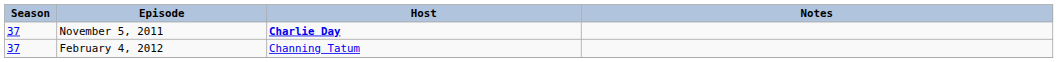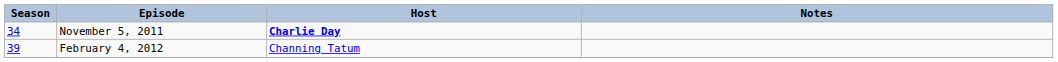(13, 31) 37 -> (13, 31) 34
(13, 48) 37 -> (13, 48) 39
